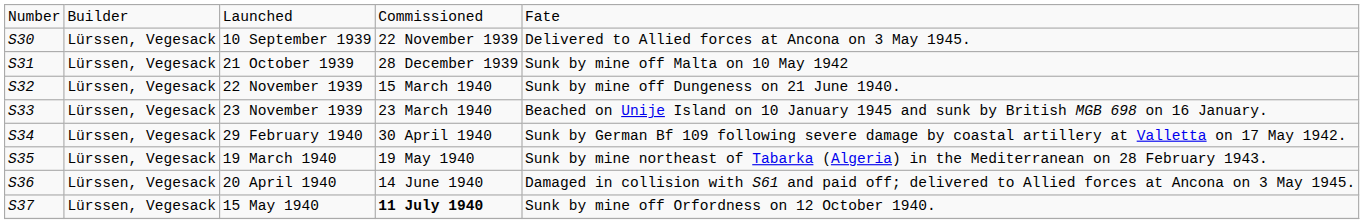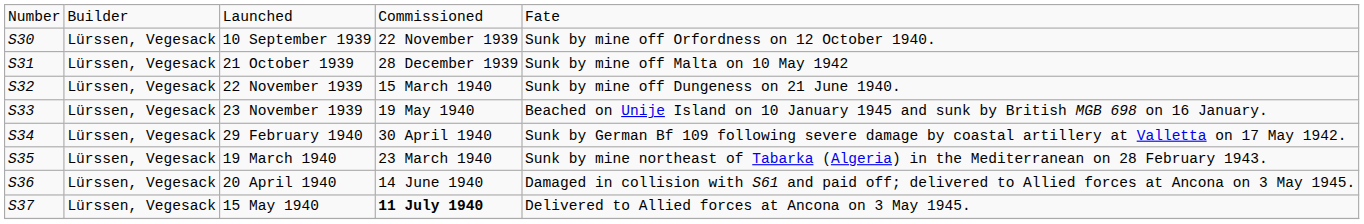(748, 40) Delivered to Allied forces at Ancona on 3 May 1945. -> (730, 40) Sunk by mine off Orfordness on 12 October 1940.
(435, 111) 23 March 1940 -> (426, 111) 19 May 1940
(426, 159) 19 May 1940 -> (435, 159) 23 March 1940
(730, 206) Sunk by mine off Orfordness on 12 October 1940. -> (748, 206) Delivered to Allied forces at Ancona on 3 May 1945.
